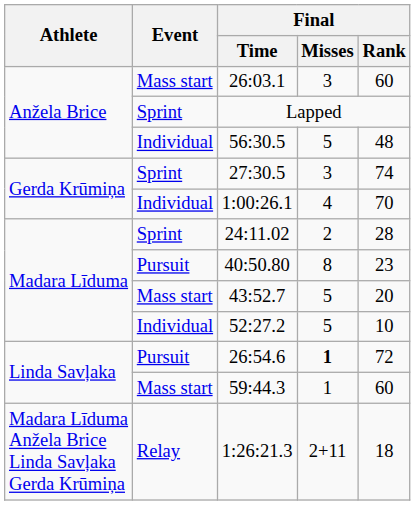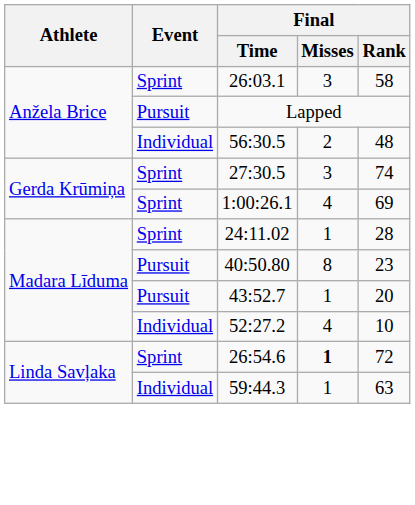(175, 81) Mass start -> (159, 81) Sprint
(384, 81) 60 -> (384, 81) 58
(159, 112) Sprint -> (163, 112) Pursuit
(327, 142) 5 -> (327, 142) 2
(175, 204) Individual -> (159, 204) Sprint
(384, 204) 70 -> (384, 204) 69
(327, 234) 2 -> (327, 234) 1
(175, 295) Mass start -> (163, 295) Pursuit
(327, 295) 5 -> (327, 295) 1
(327, 326) 5 -> (327, 326) 4
(163, 357) Pursuit -> (159, 357) Sprint
(175, 387) Mass start -> (175, 387) Individual
(384, 387) 60 -> (384, 387) 63
- row: (257, 451)
